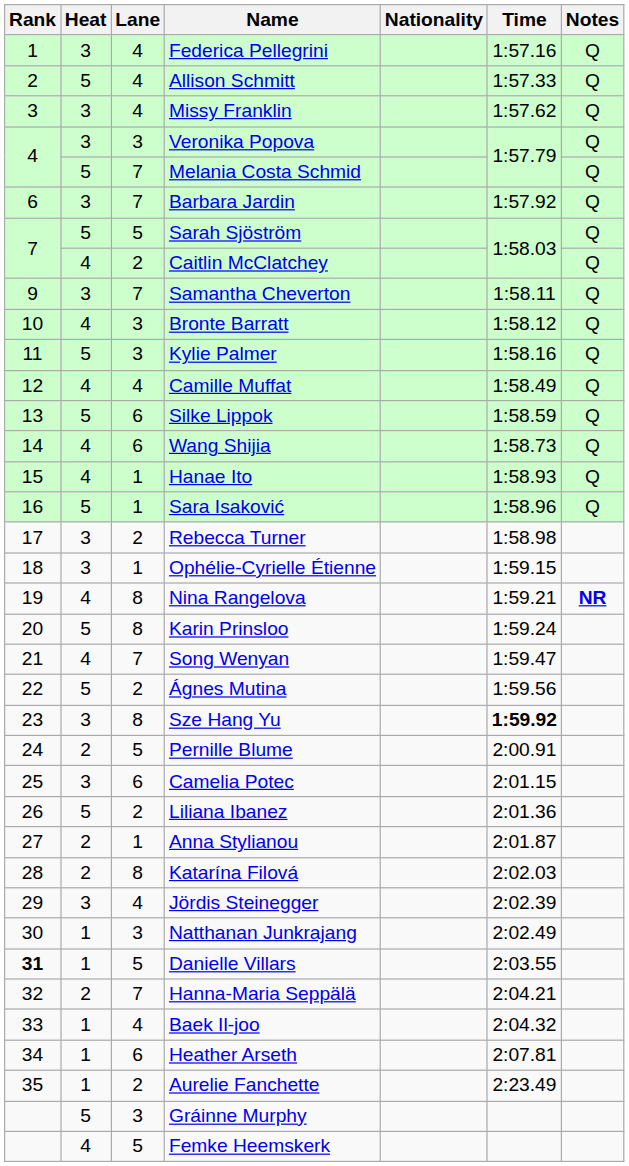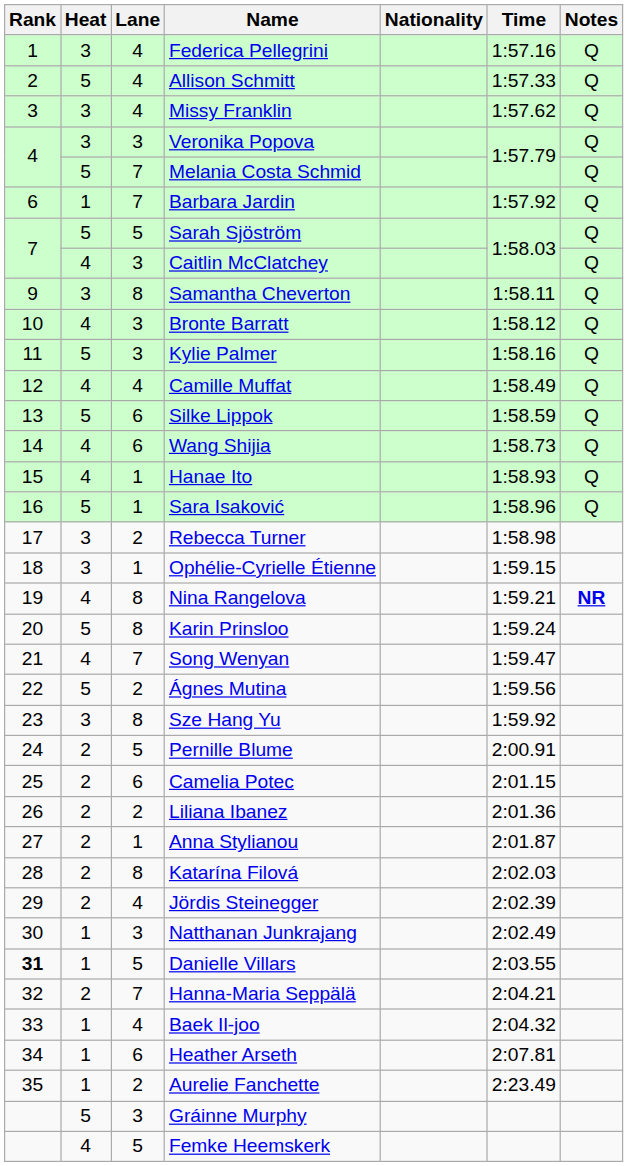(86, 202) 3 -> (86, 202) 1
(138, 263) 2 -> (138, 263) 3
(138, 293) 7 -> (138, 293) 8
(524, 720) bold -> (524, 720) normal
(86, 780) 3 -> (86, 780) 2
(86, 811) 5 -> (86, 811) 2
(86, 902) 3 -> (86, 902) 2
